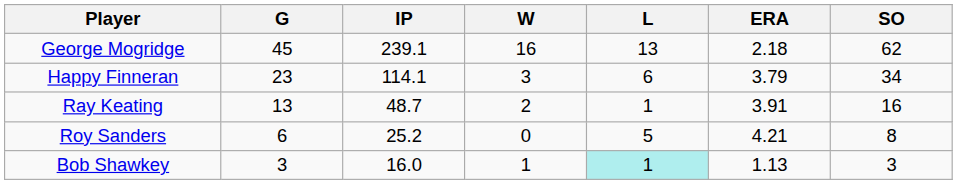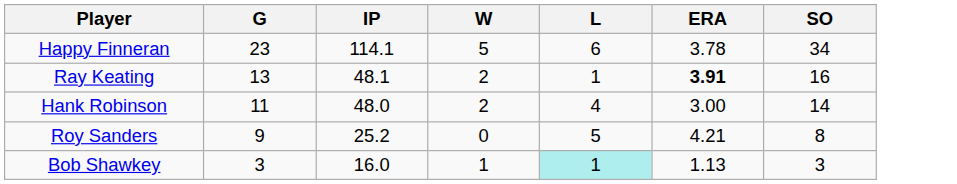- row: (113, 48)
(526, 77) 3 -> (484, 48) 5
(770, 77) 3.79 -> (708, 48) 3.78
(404, 106) 48.7 -> (372, 77) 48.1
(770, 106) normal -> (708, 77) bold
+ row: (104, 106)
(282, 135) 6 -> (260, 135) 9
